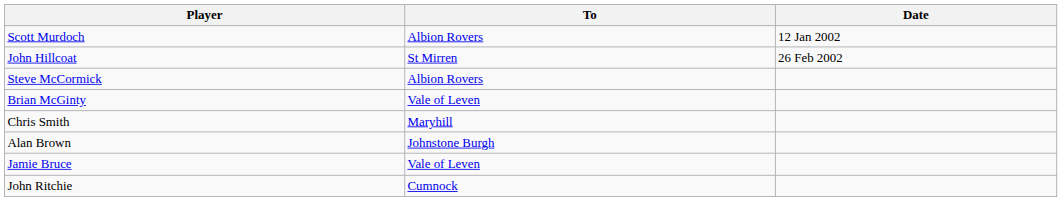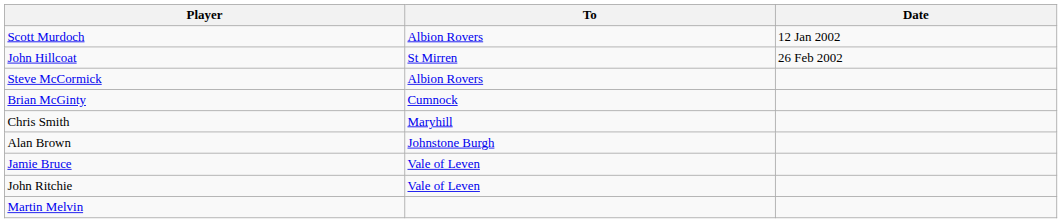(444, 100) Vale of Leven -> (433, 100) Cumnock
(433, 185) Cumnock -> (444, 185) Vale of Leven
+ row: (45, 207)
